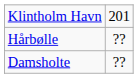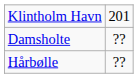rows swapped: (39, 61) <-> (33, 39)
